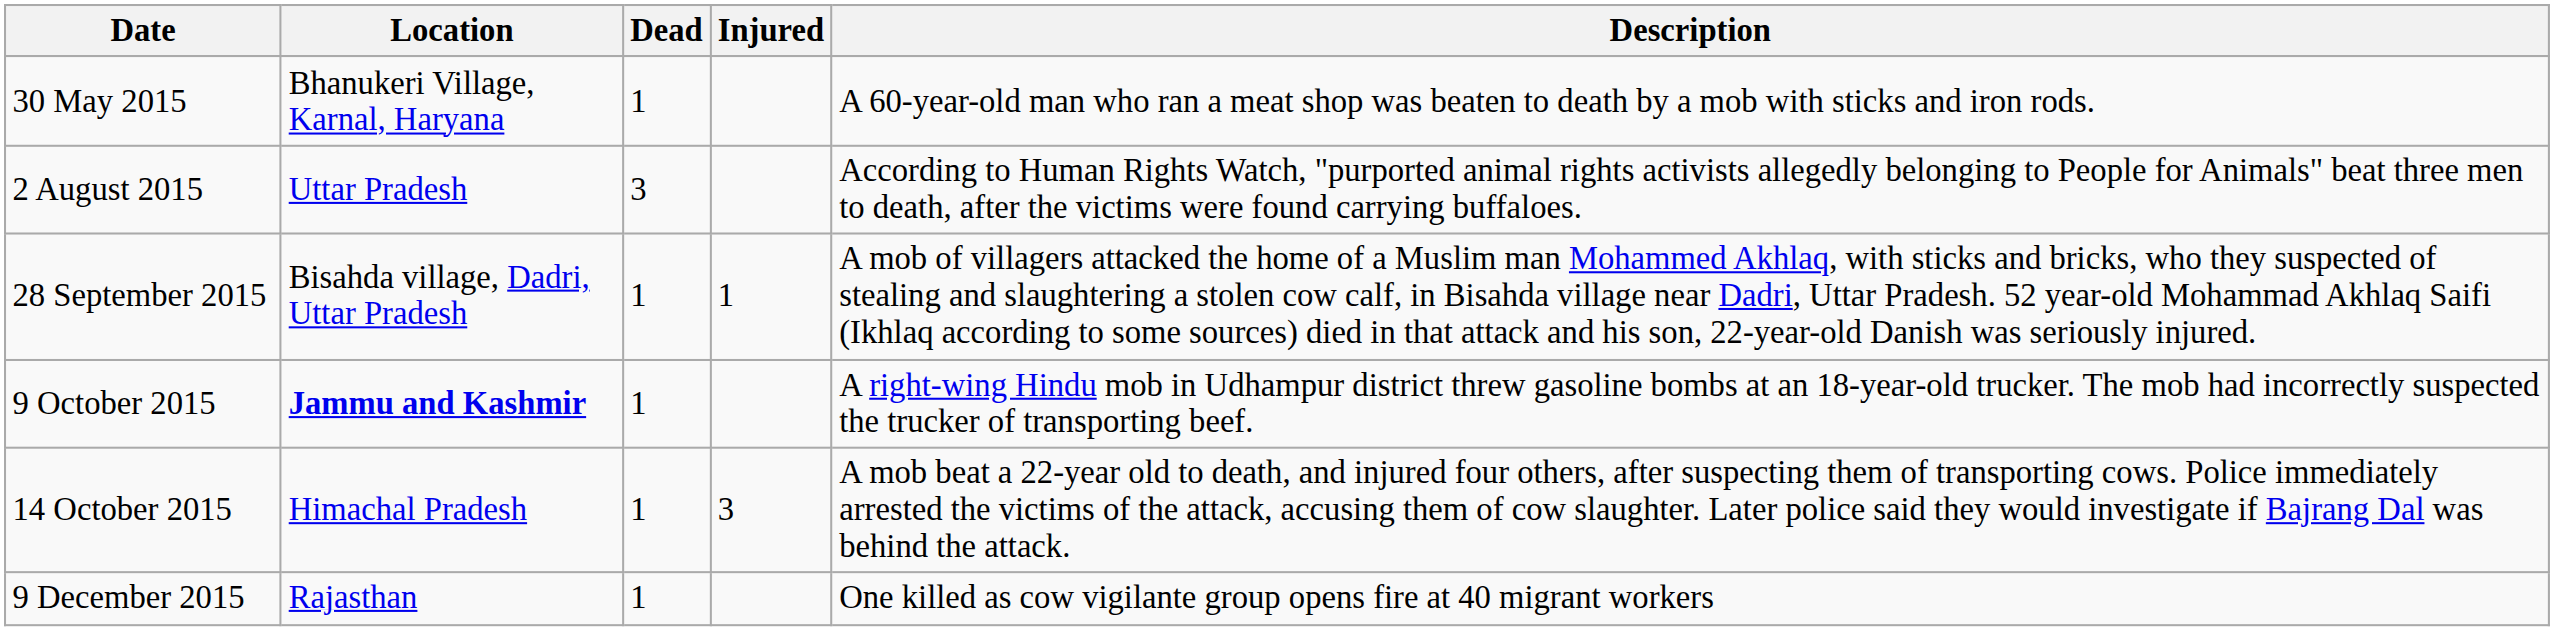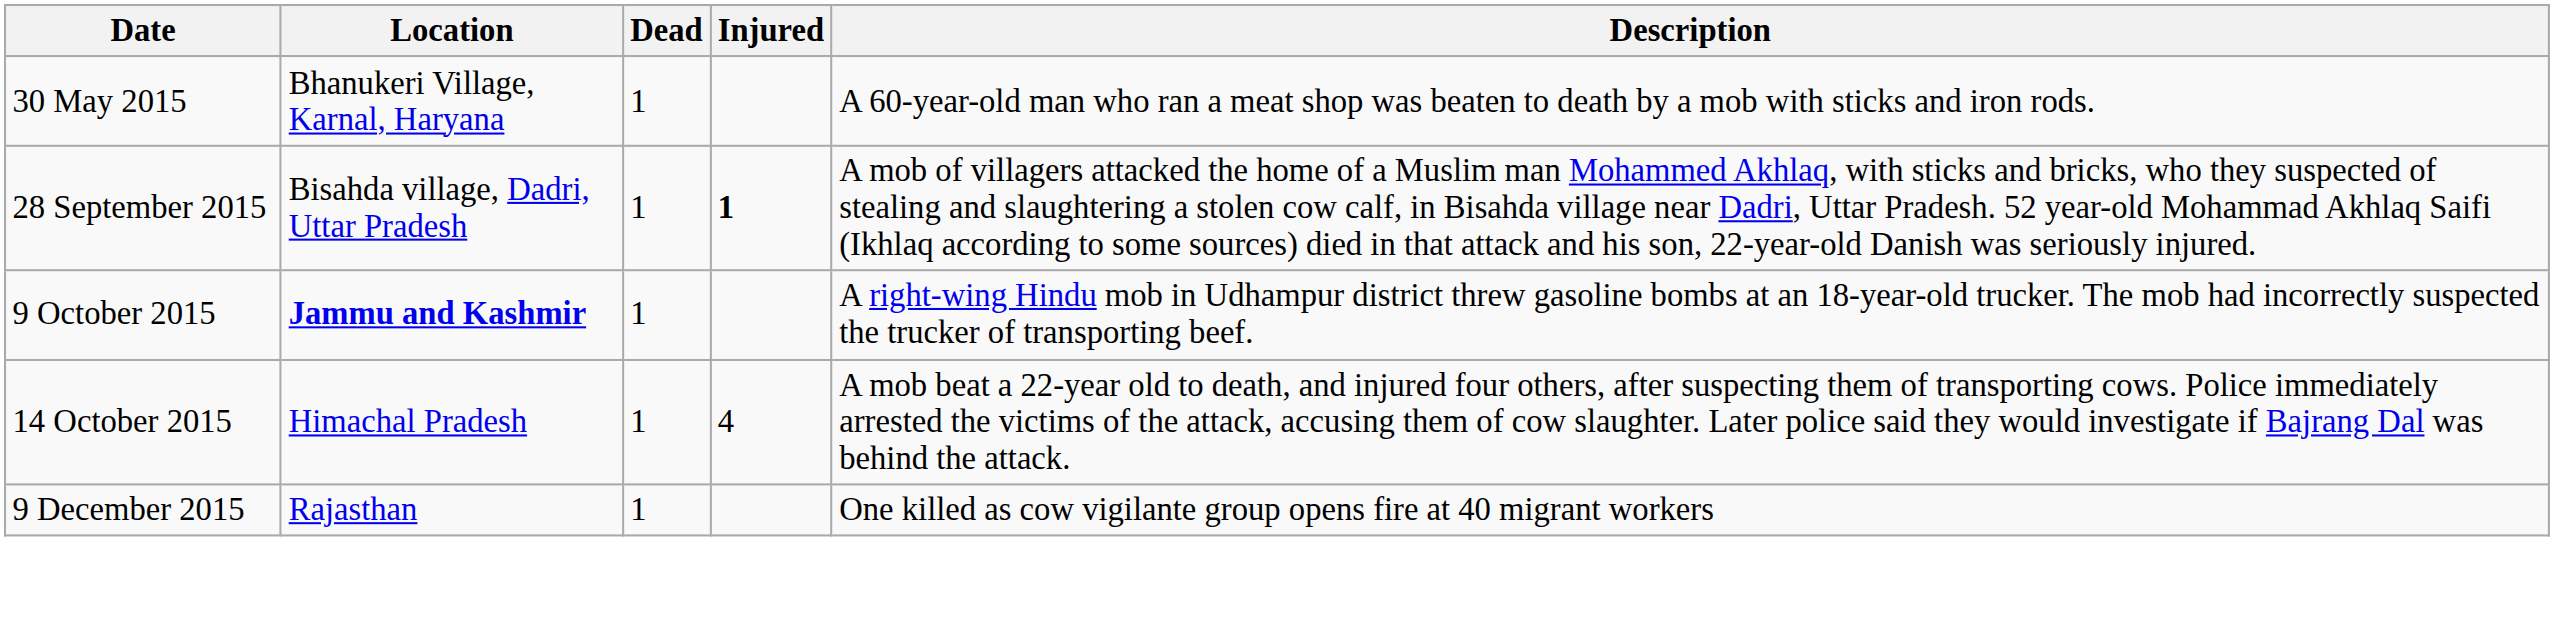- row: (108, 188)
(726, 295) normal -> (726, 207) bold
(726, 509) 3 -> (726, 421) 4
